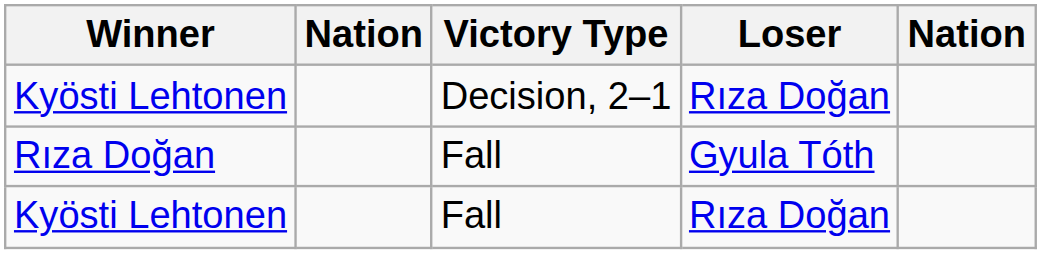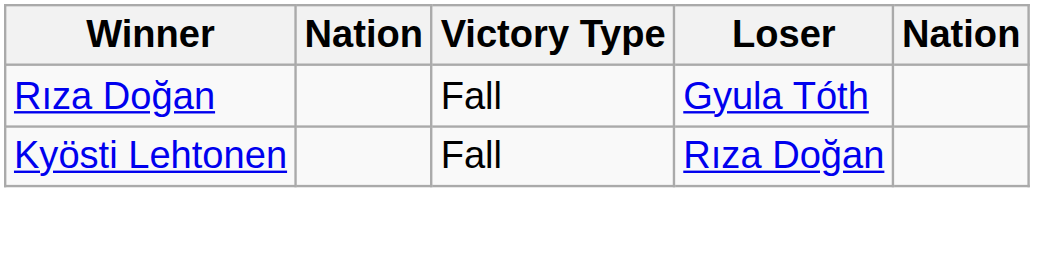- row: (151, 95)
